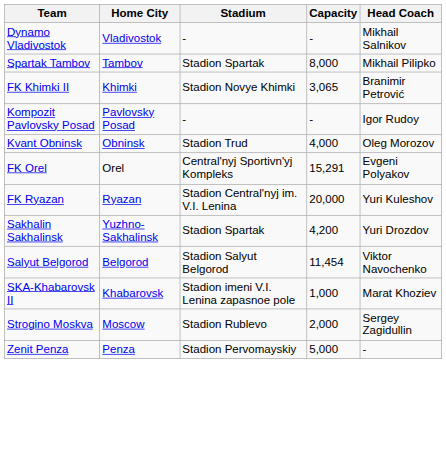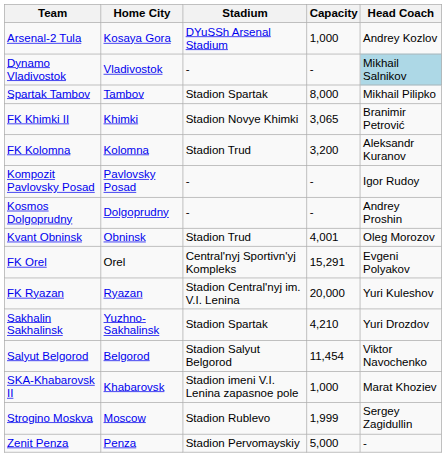+ row: (44, 38)
(384, 38) no background -> (385, 69) lightblue background
+ row: (39, 150)
+ row: (40, 212)
(324, 143) 4,000 -> (324, 237) 4,001
(324, 231) 4,200 -> (324, 324) 4,210
(324, 324) 2,000 -> (324, 418) 1,999
